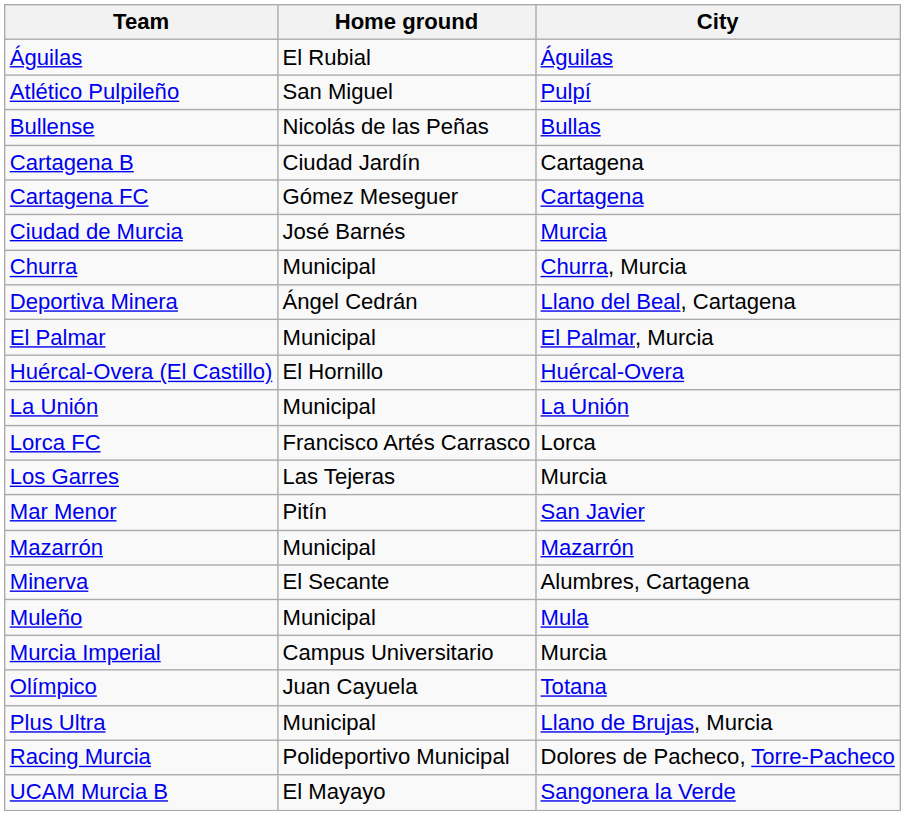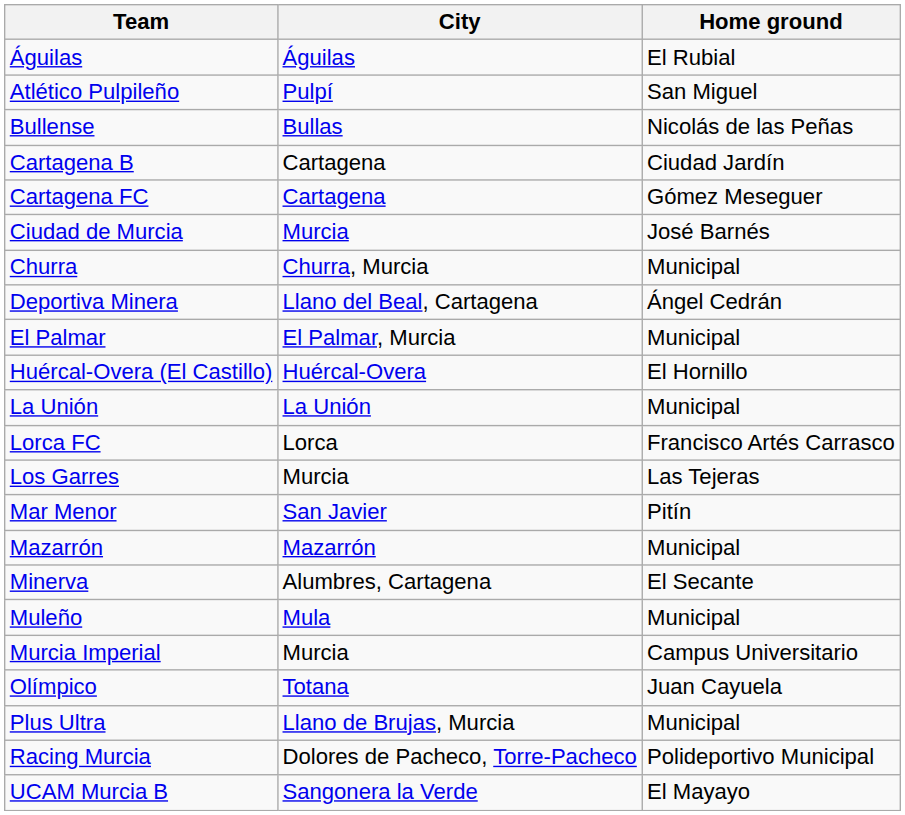columns swapped: (718, 22) <-> (406, 22)
